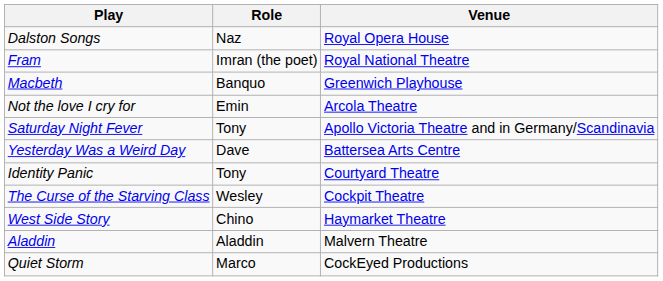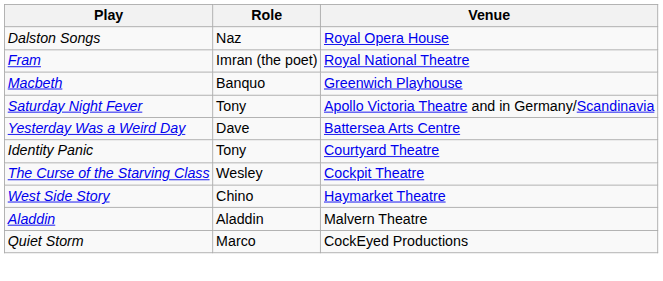- row: (71, 106)
